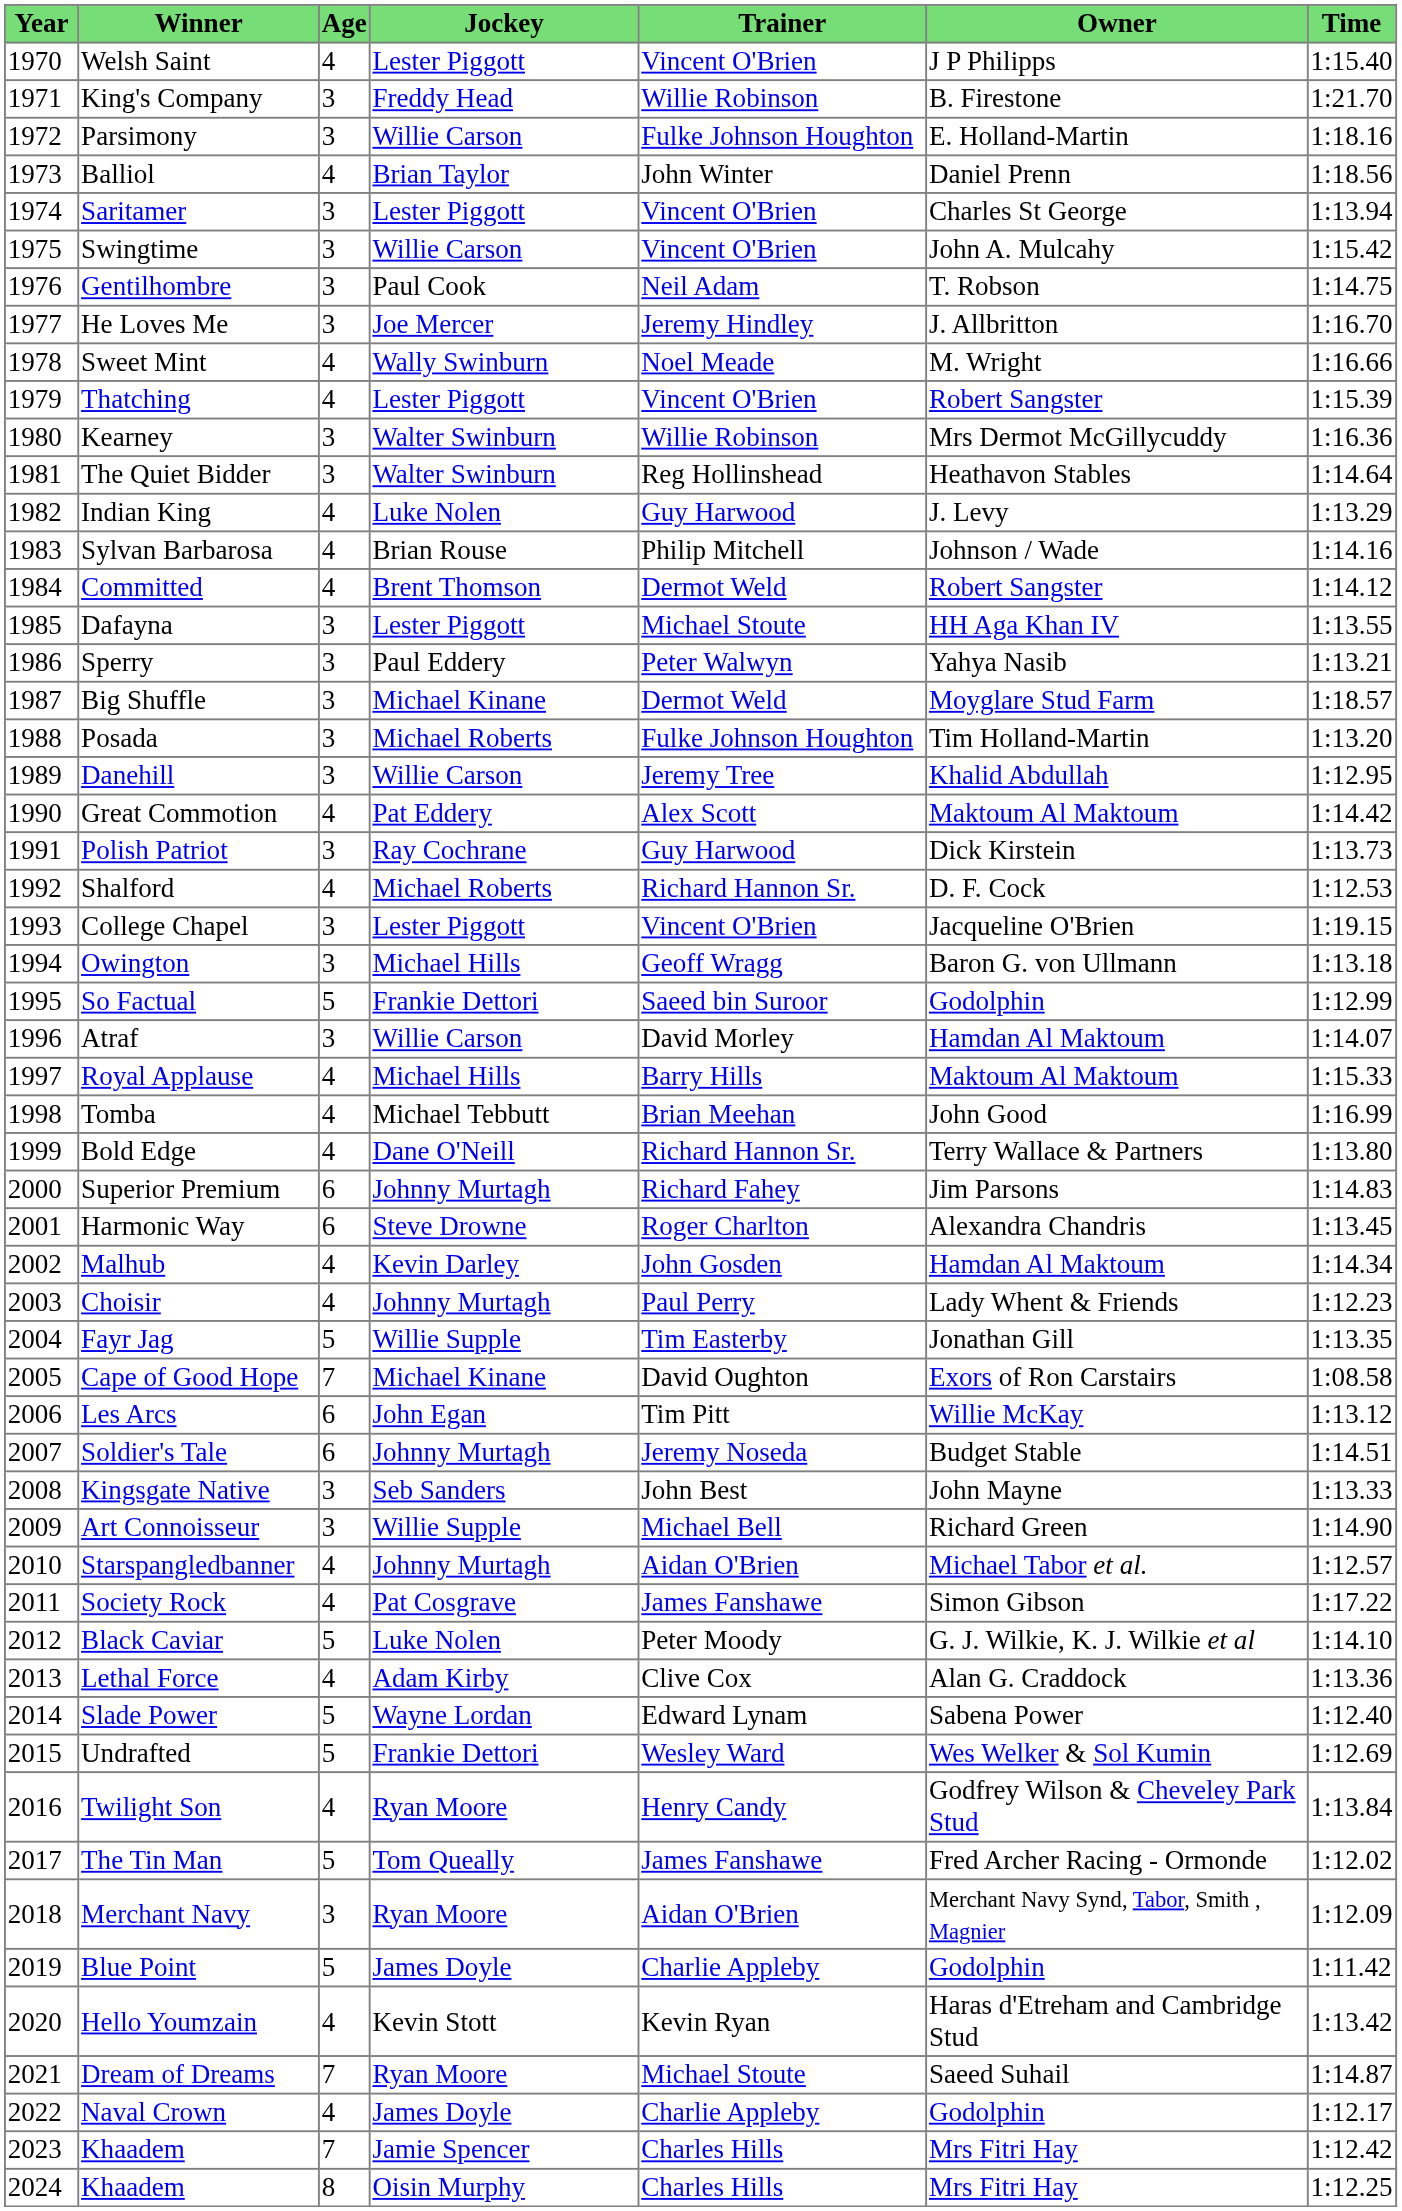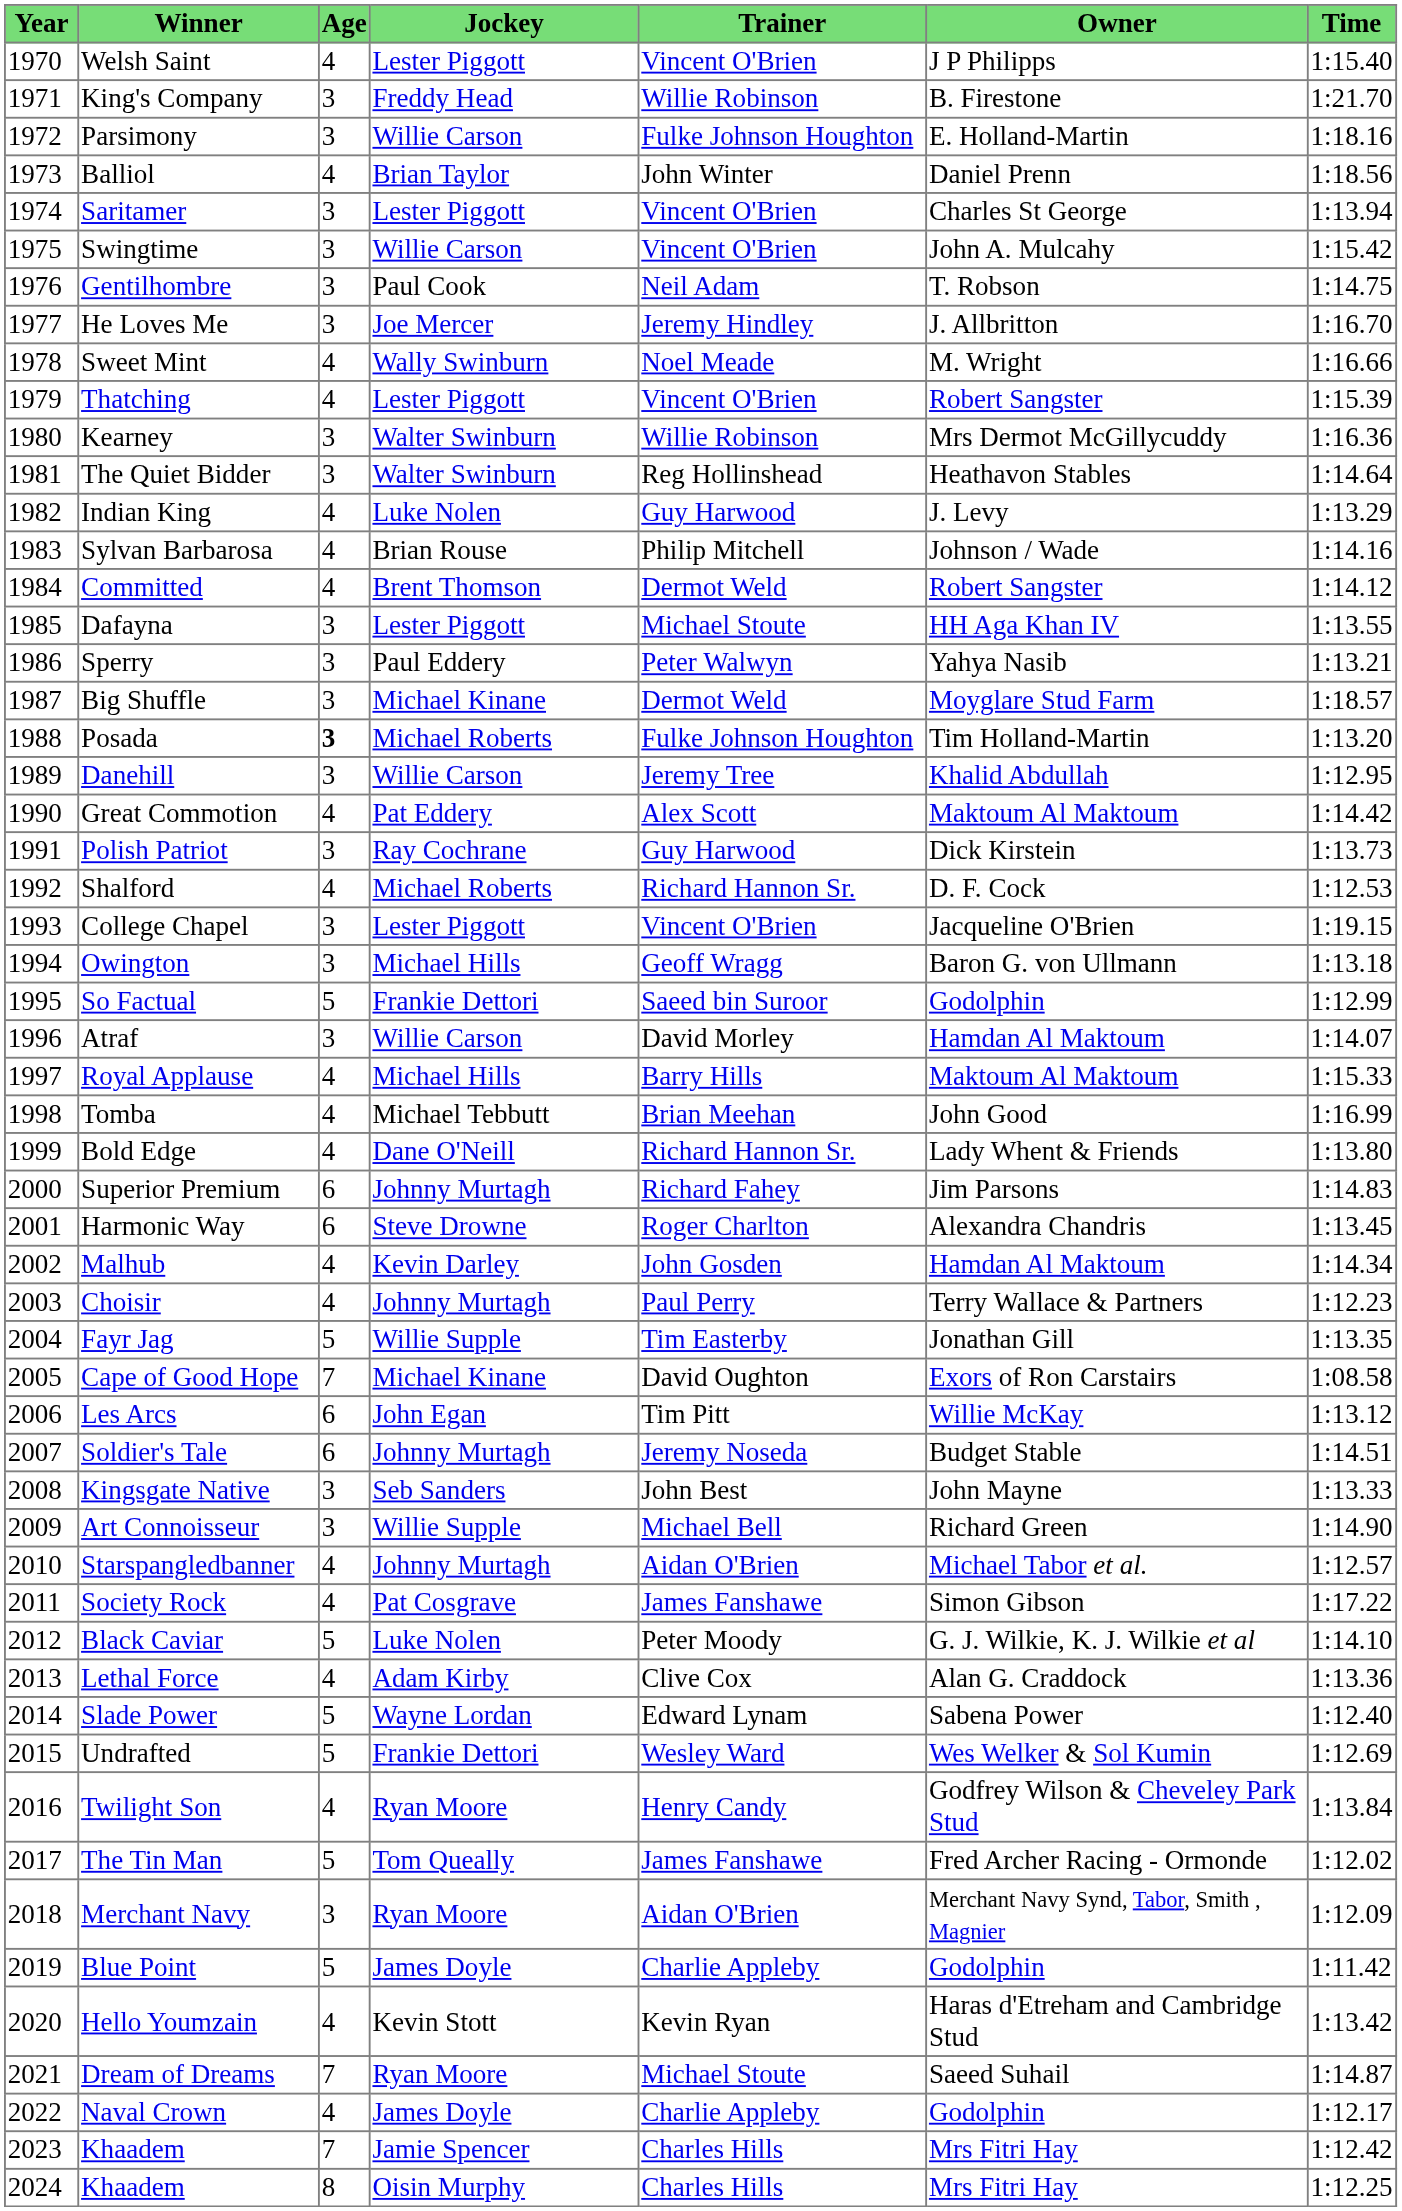(328, 737) normal -> (328, 737) bold
(1066, 1151) Terry Wallace & Partners -> (1054, 1151) Lady Whent & Friends
(1054, 1301) Lady Whent & Friends -> (1066, 1301) Terry Wallace & Partners
